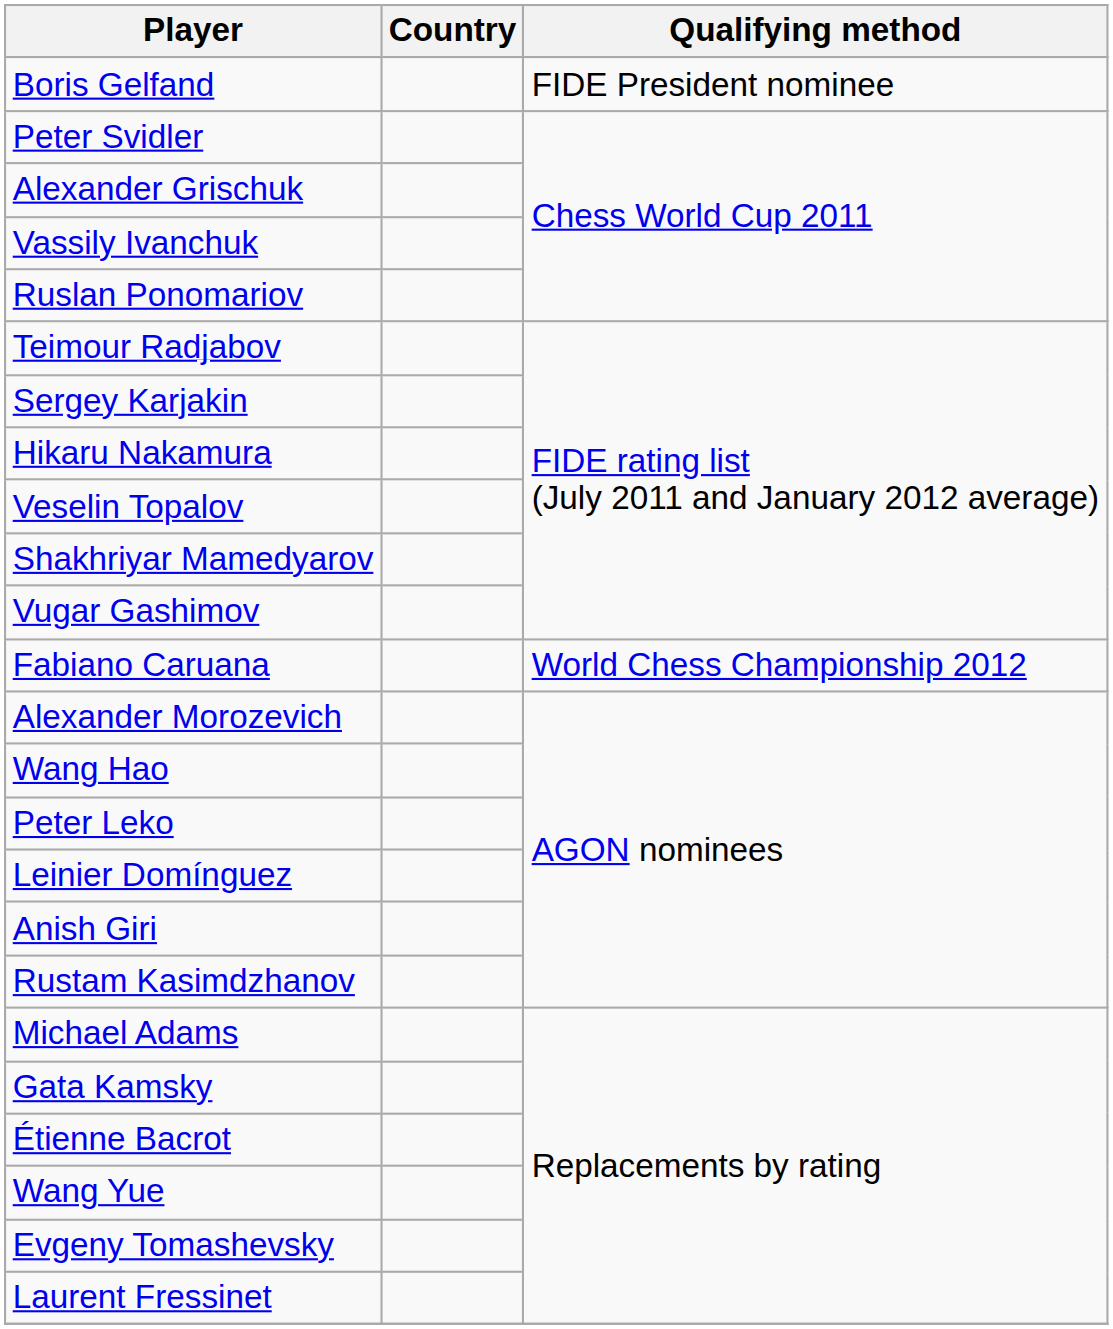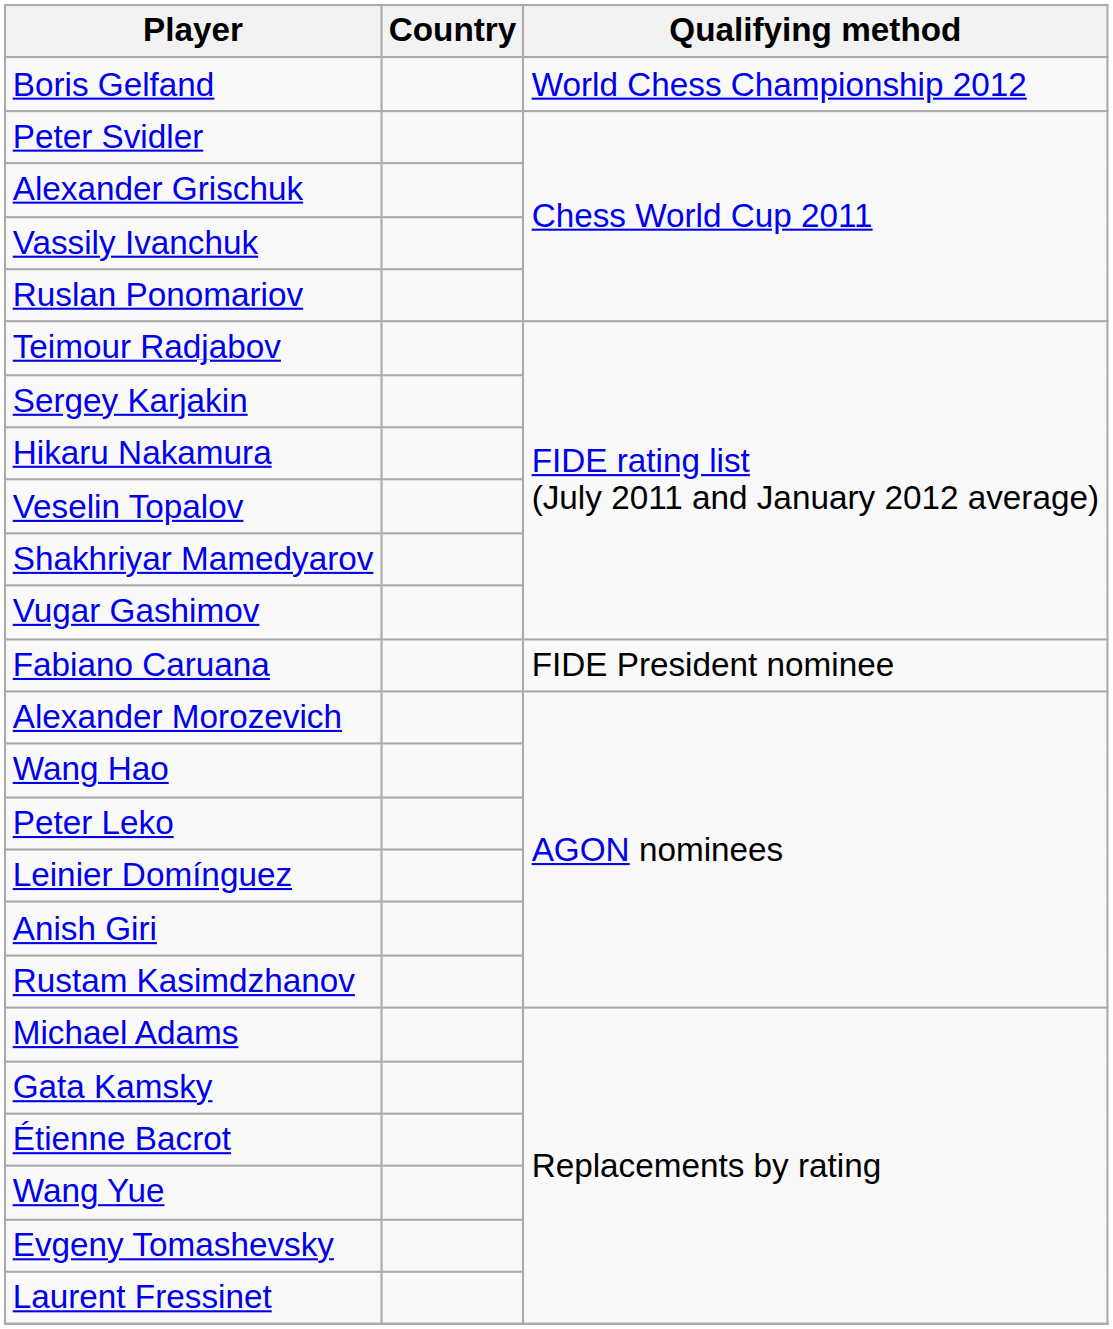(713, 83) FIDE President nominee -> (779, 83) World Chess Championship 2012
(779, 664) World Chess Championship 2012 -> (713, 664) FIDE President nominee
